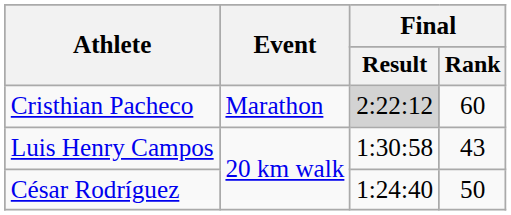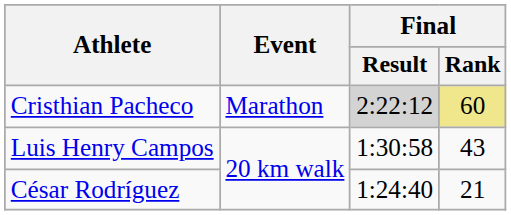(473, 106) no background -> (473, 106) khaki background
(473, 189) 50 -> (473, 189) 21
